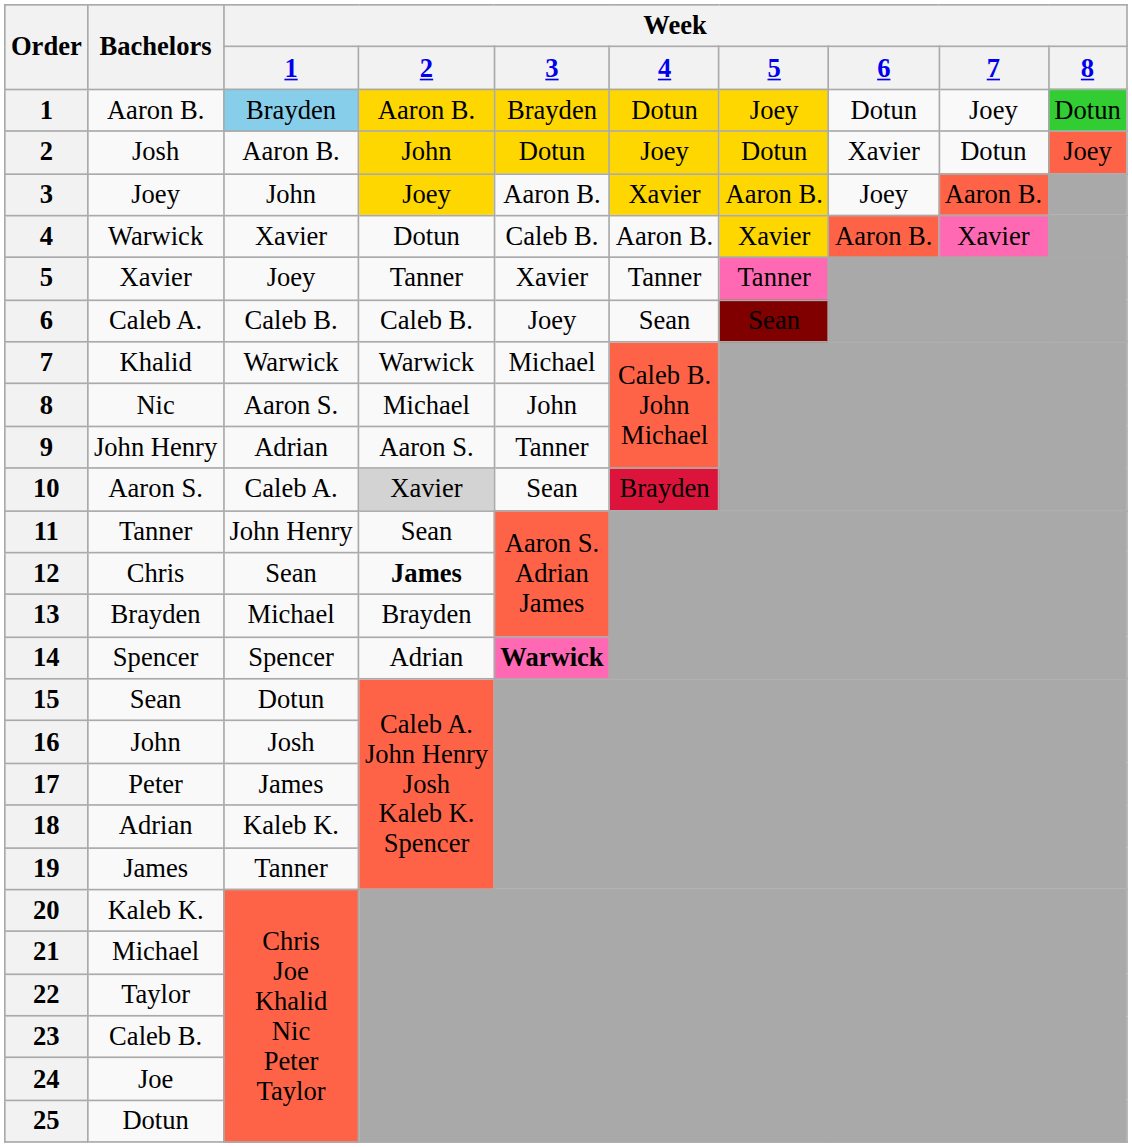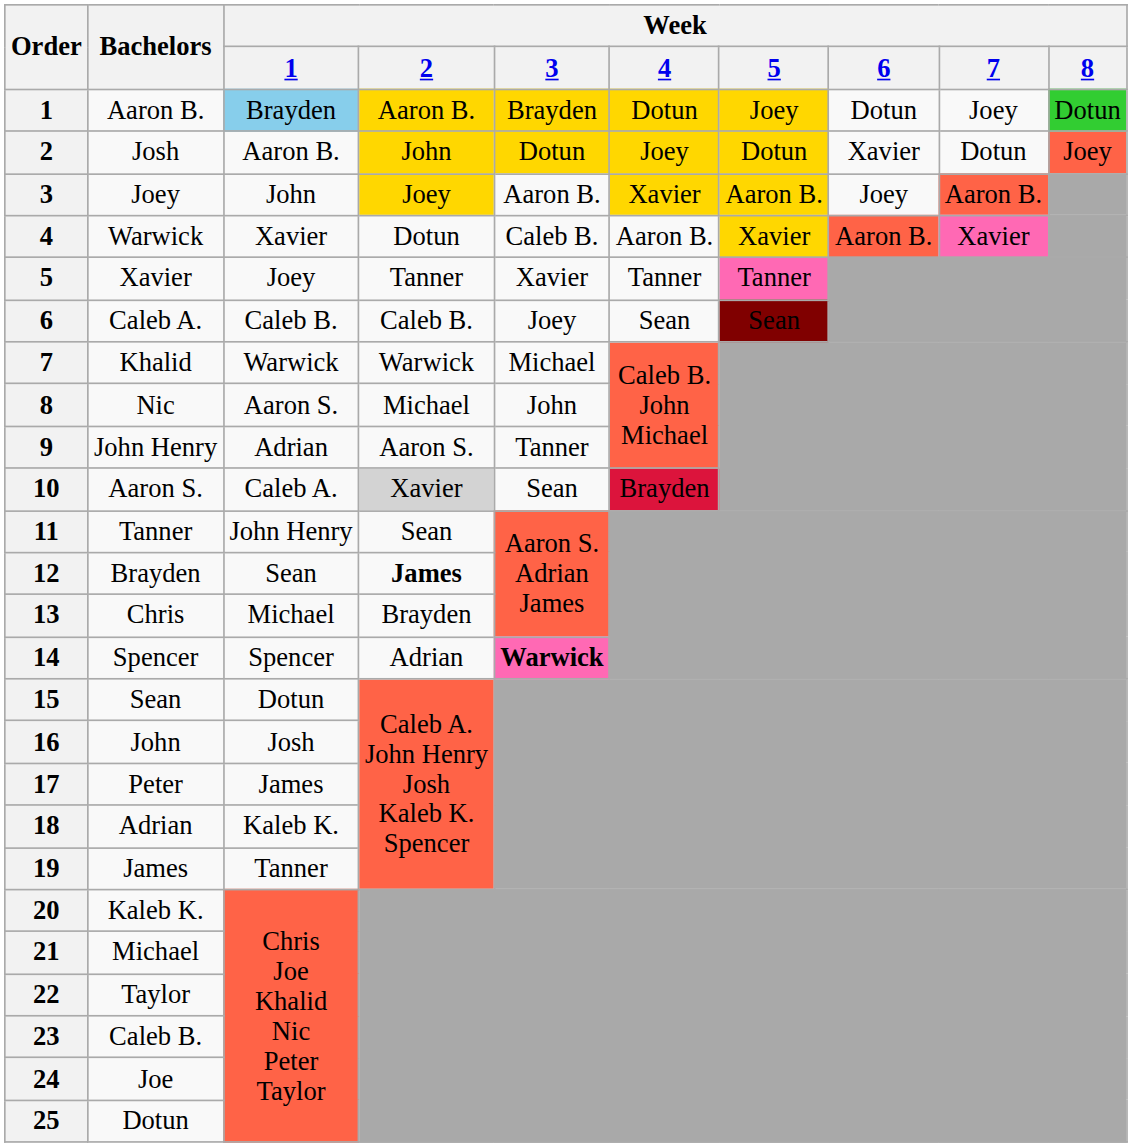(156, 573) Chris -> (156, 573) Brayden
(156, 615) Brayden -> (156, 615) Chris
